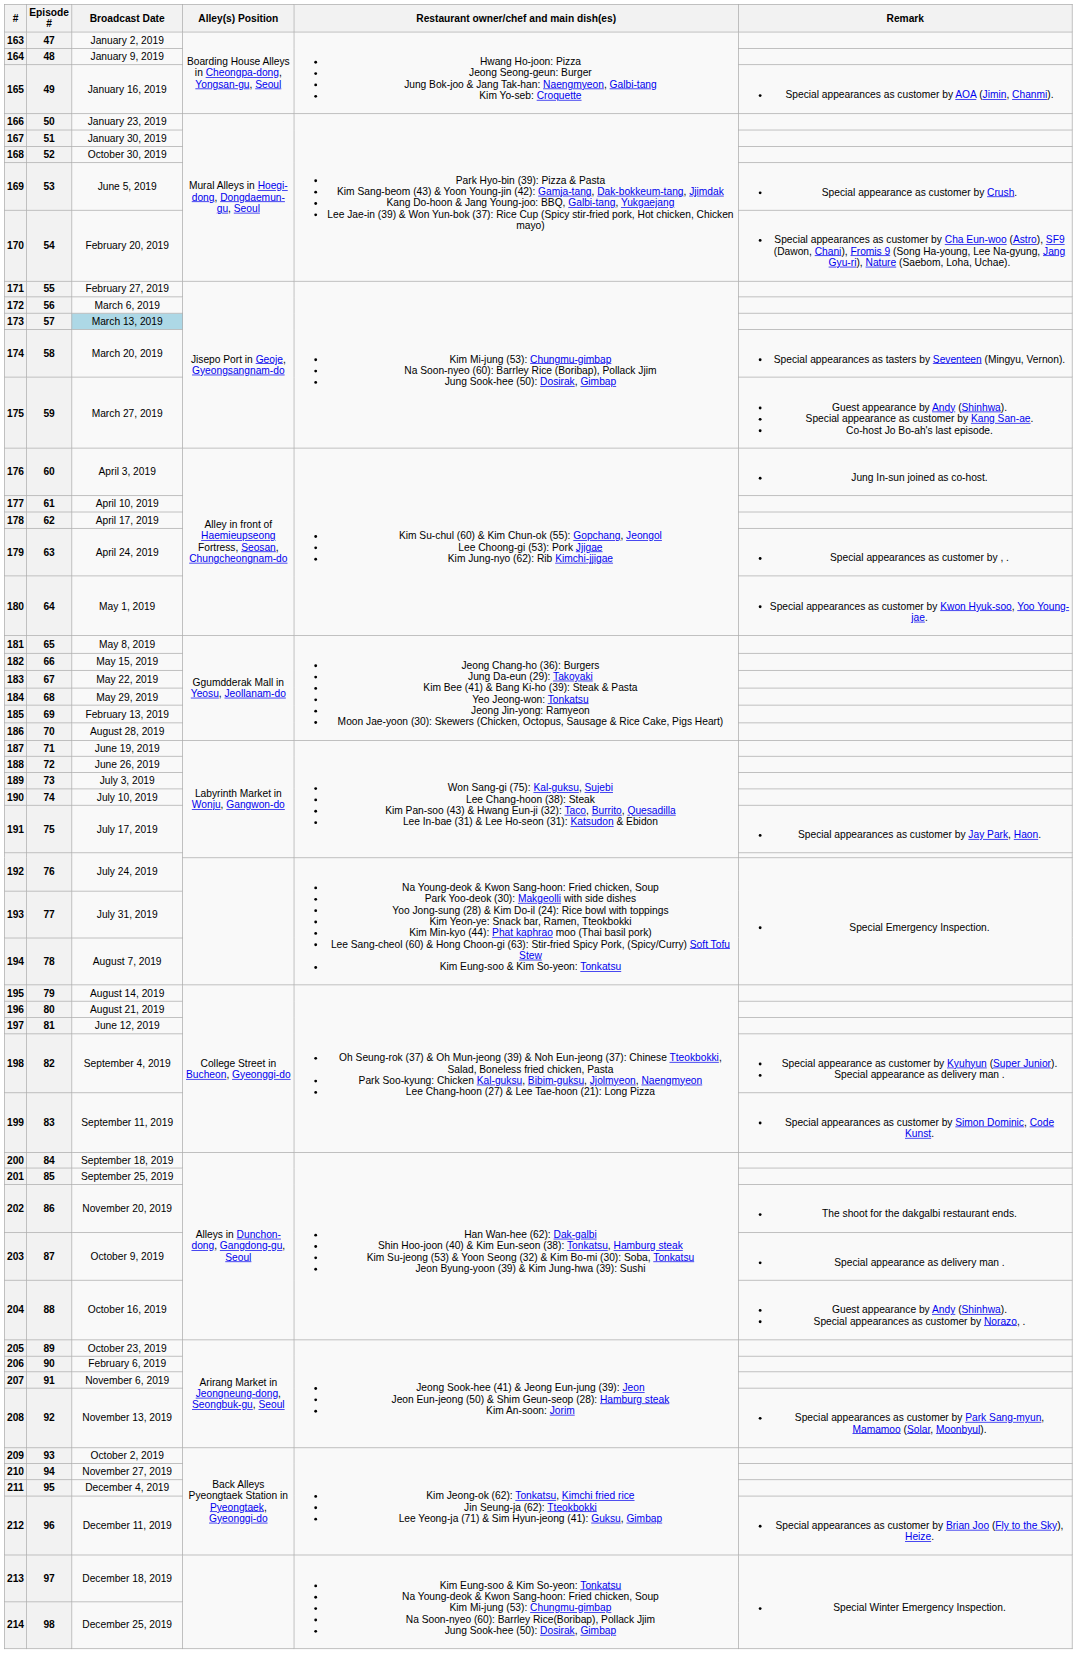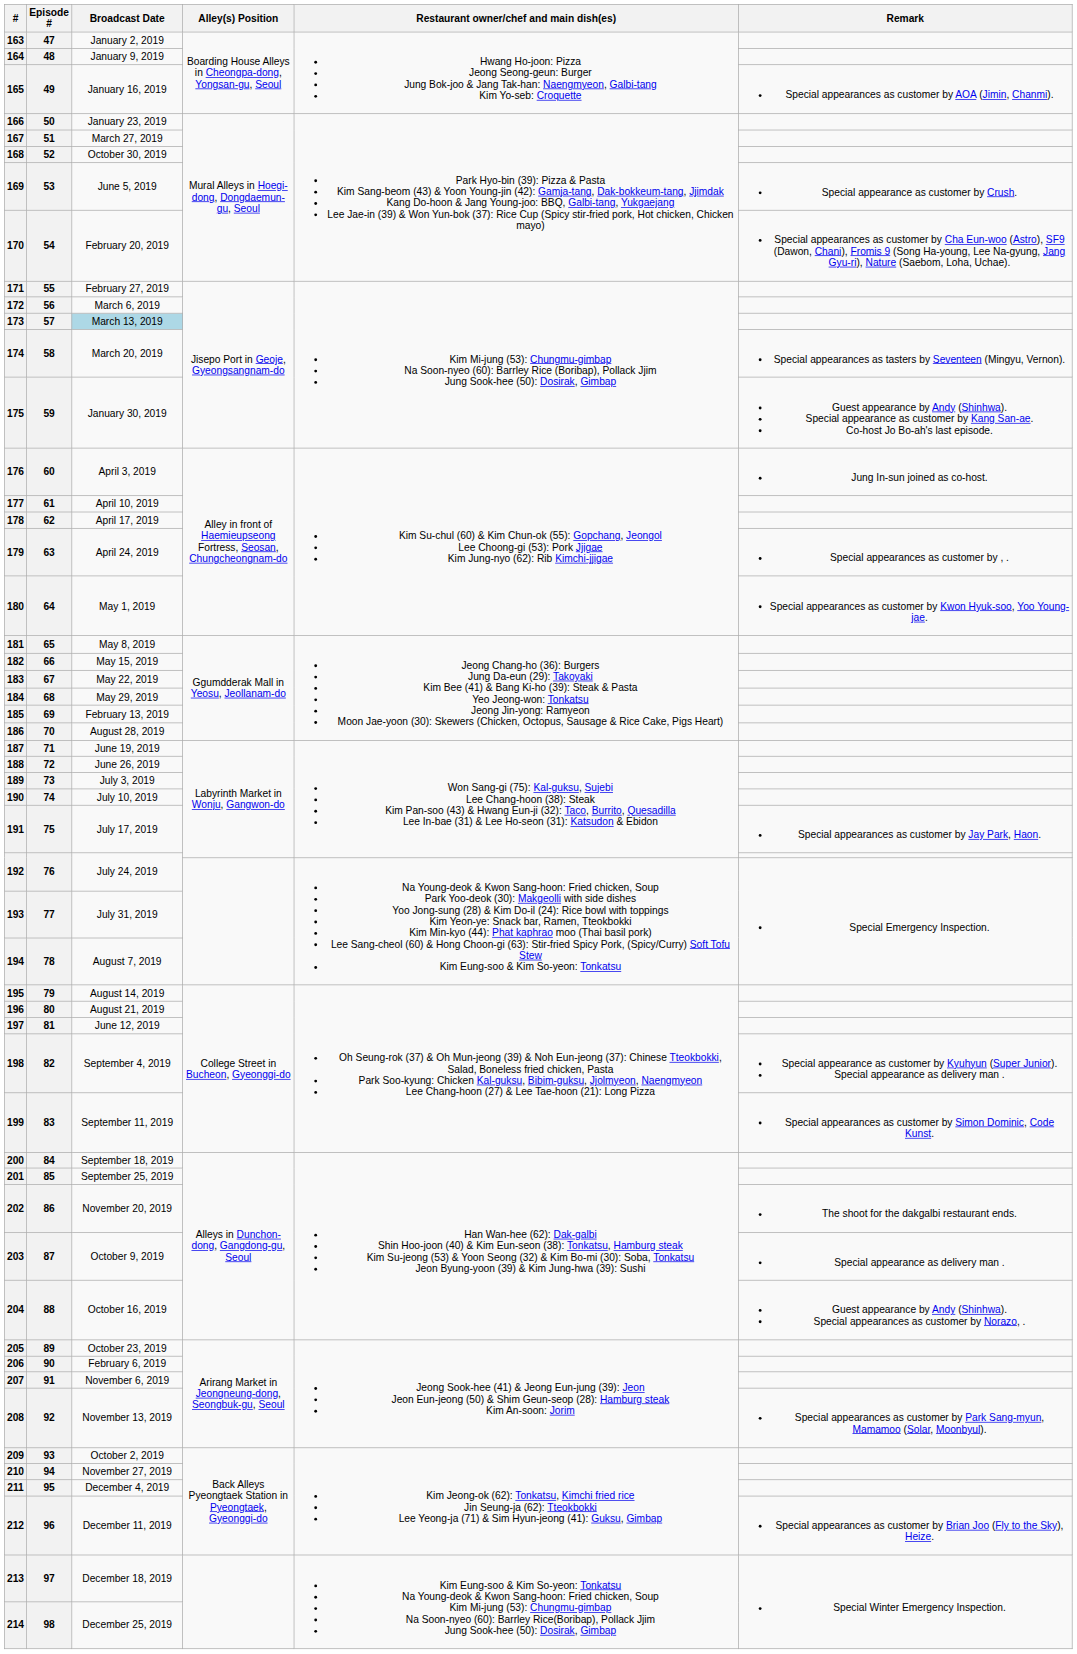(127, 139) January 30, 2019 -> (127, 139) March 27, 2019
(127, 413) March 27, 2019 -> (127, 413) January 30, 2019
